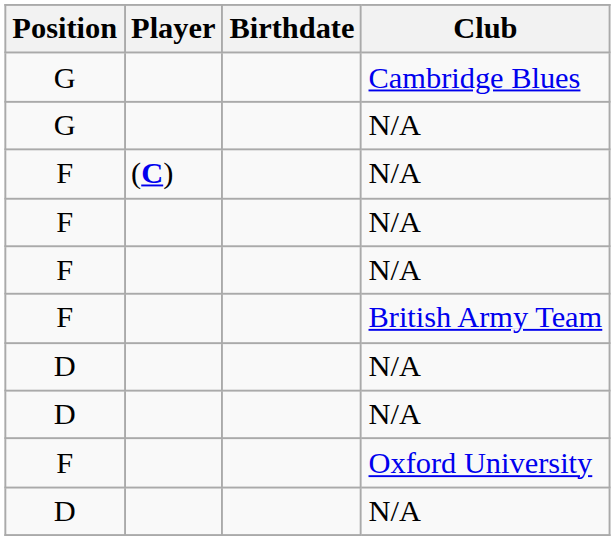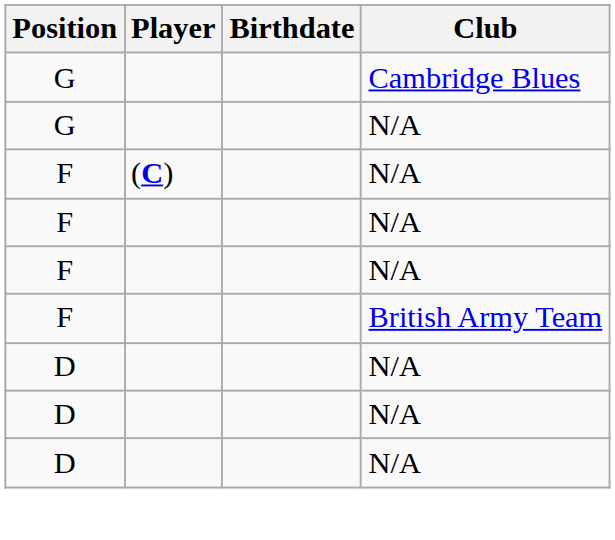- row: (65, 462)
